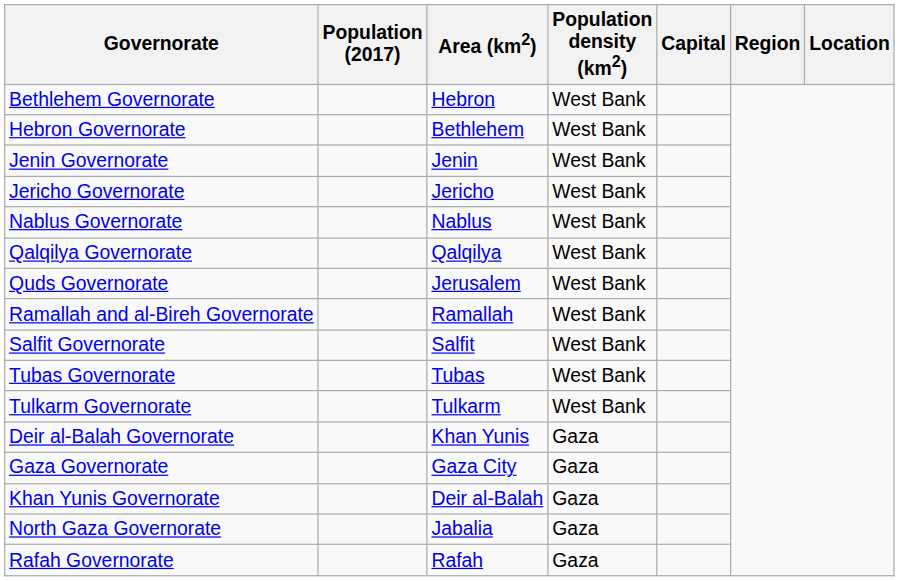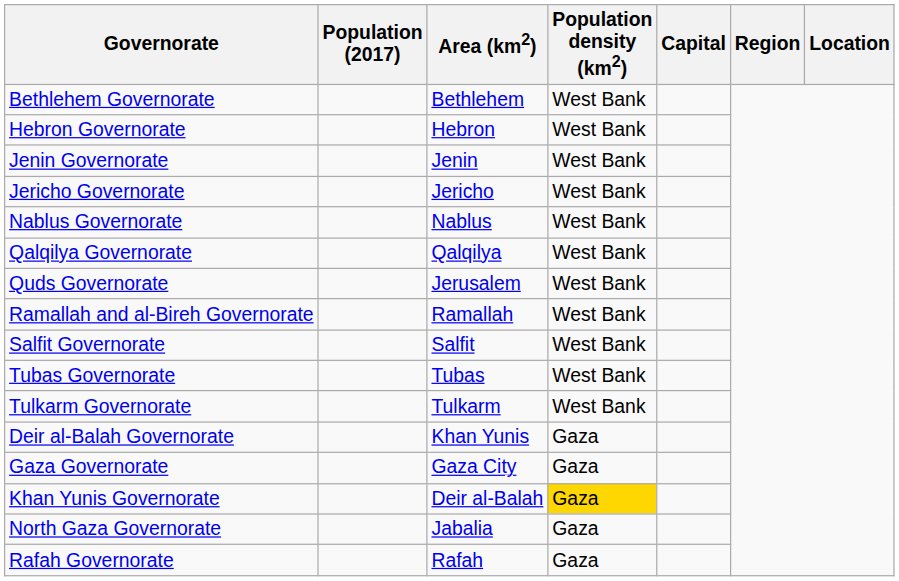(463, 99) Hebron -> (478, 99) Bethlehem
(478, 130) Bethlehem -> (463, 130) Hebron
(575, 498) no background -> (575, 498) gold background
